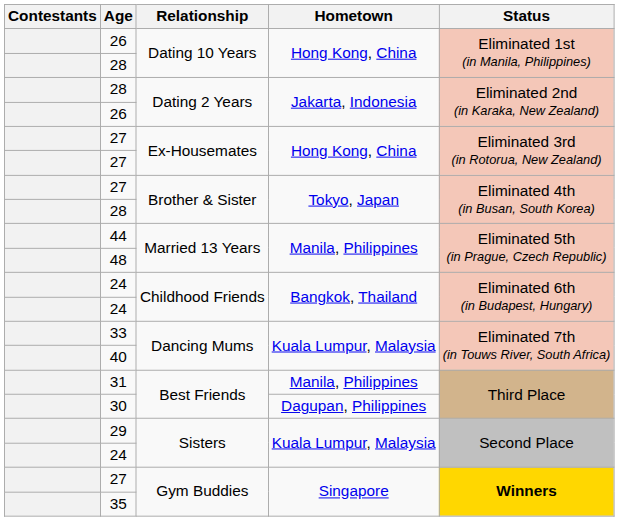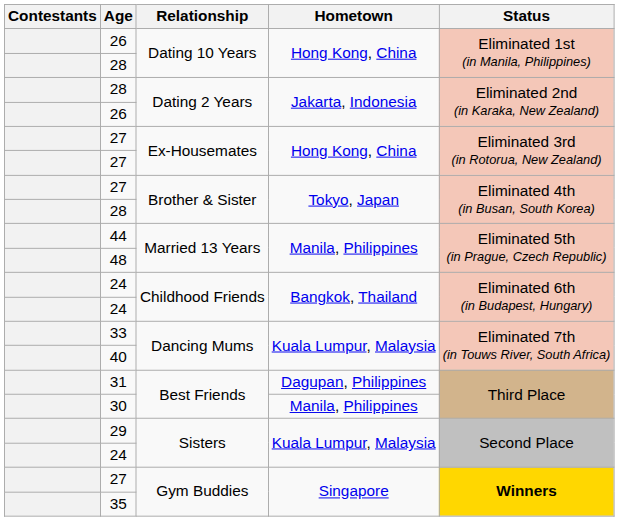(354, 382) Manila, Philippines -> (354, 382) Dagupan, Philippines
(354, 406) Dagupan, Philippines -> (354, 406) Manila, Philippines
